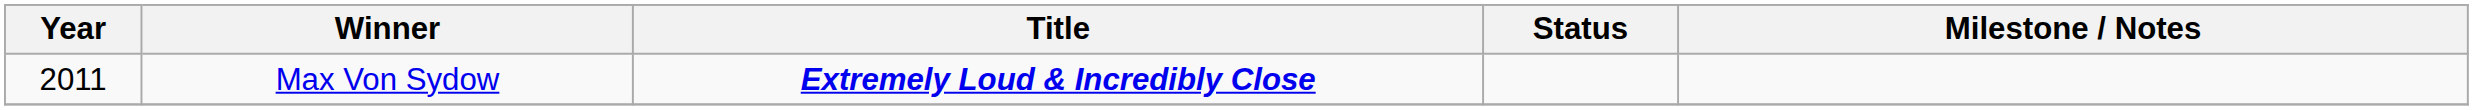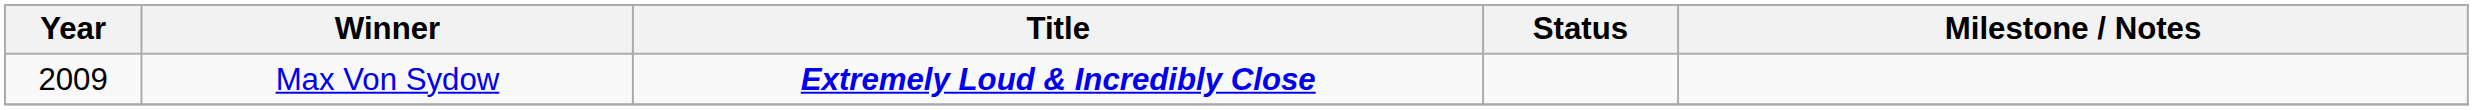(73, 78) 2011 -> (73, 78) 2009
